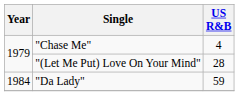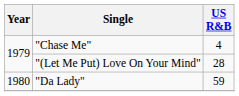(19, 81) 1984 -> (19, 81) 1980
